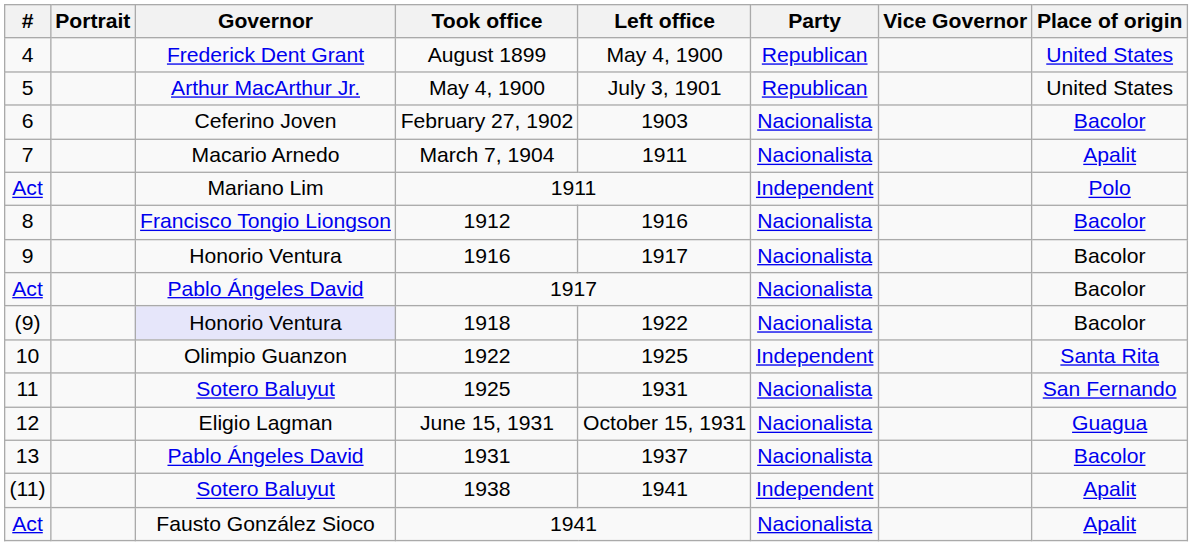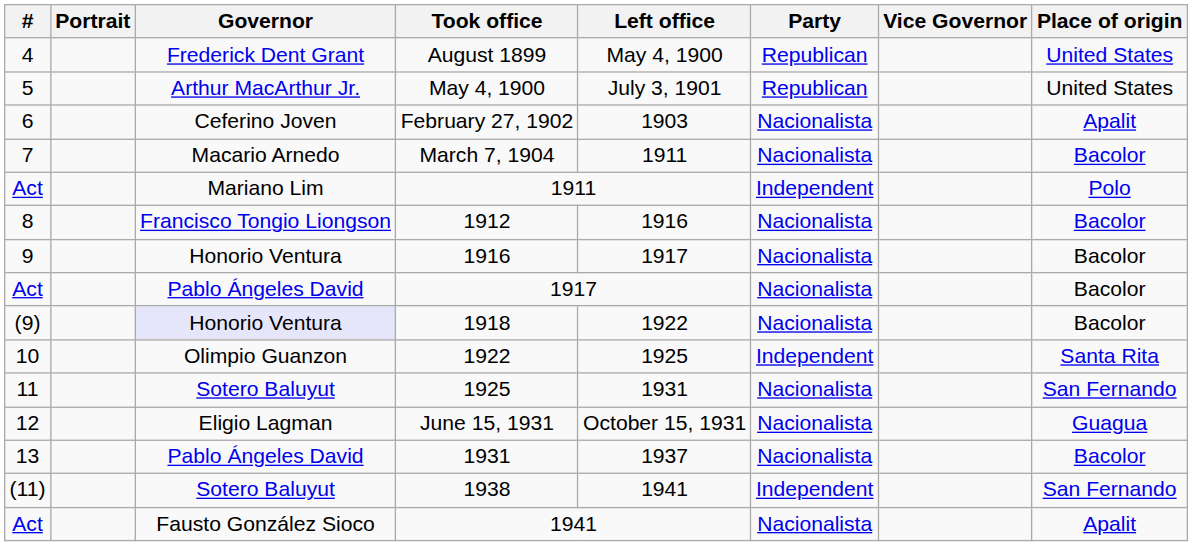(1110, 121) Bacolor -> (1110, 121) Apalit
(1110, 155) Apalit -> (1110, 155) Bacolor
(1110, 490) Apalit -> (1110, 490) San Fernando
